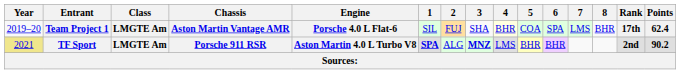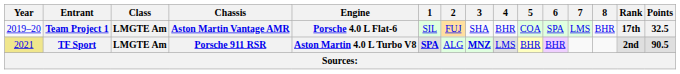(505, 29) lightyellow background -> (505, 29) no background
(660, 29) 62.4 -> (660, 29) 32.5
(660, 45) 90.2 -> (660, 45) 90.5
